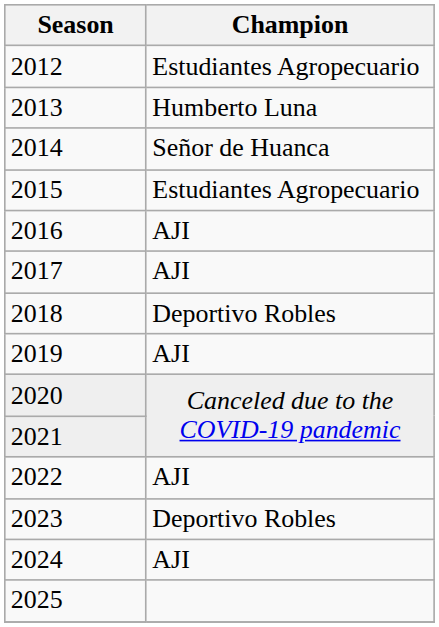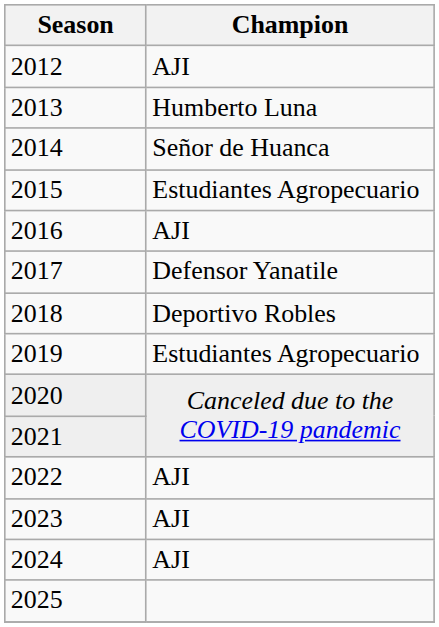(286, 66) Estudiantes Agropecuario -> (171, 66) AJI
(171, 271) AJI -> (245, 271) Defensor Yanatile
(171, 353) AJI -> (286, 353) Estudiantes Agropecuario
(244, 518) Deportivo Robles -> (171, 518) AJI
